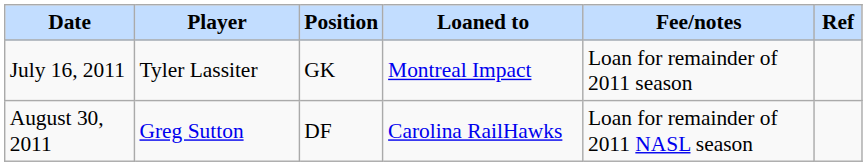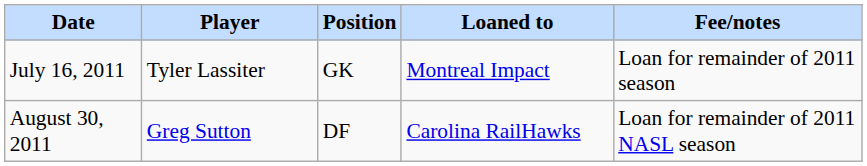- column: (838, 22)
